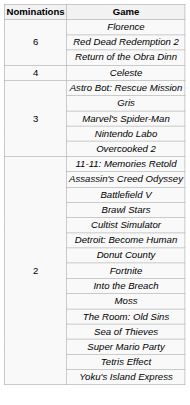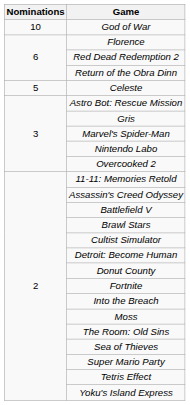+ row: (126, 27)
(36, 73) 4 -> (36, 88) 5
